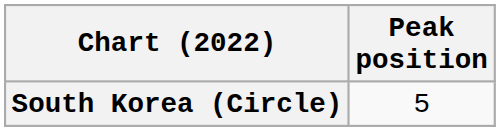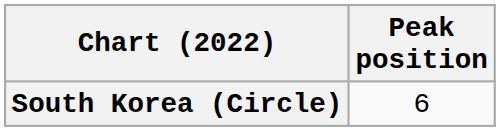(422, 104) 5 -> (422, 104) 6
